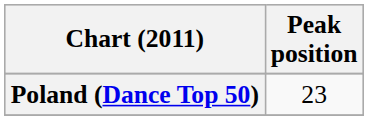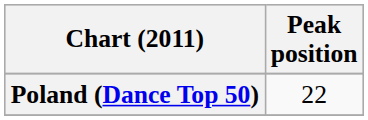(314, 94) 23 -> (314, 94) 22
